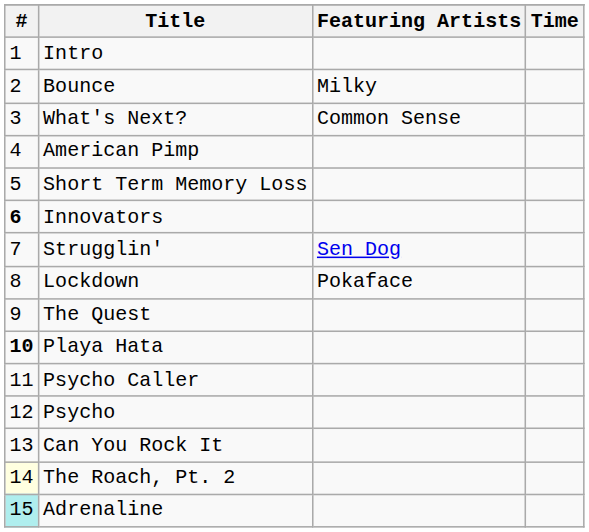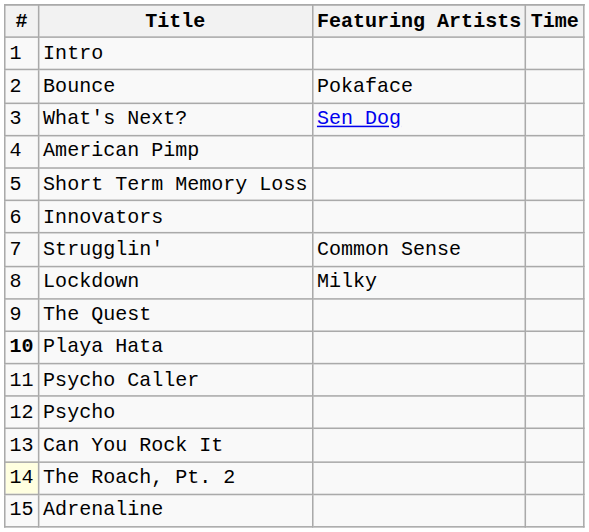(347, 86) Milky -> (365, 86) Pokaface
(389, 119) Common Sense -> (359, 119) Sen Dog
(16, 217) bold -> (16, 217) normal
(359, 249) Sen Dog -> (389, 249) Common Sense
(365, 282) Pokaface -> (347, 282) Milky
(22, 511) paleturquoise background -> (22, 511) no background
